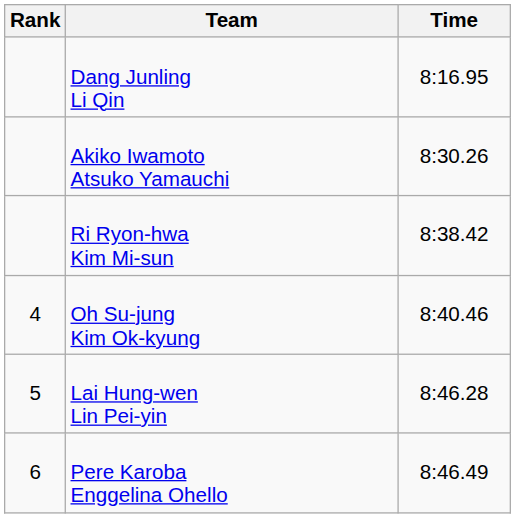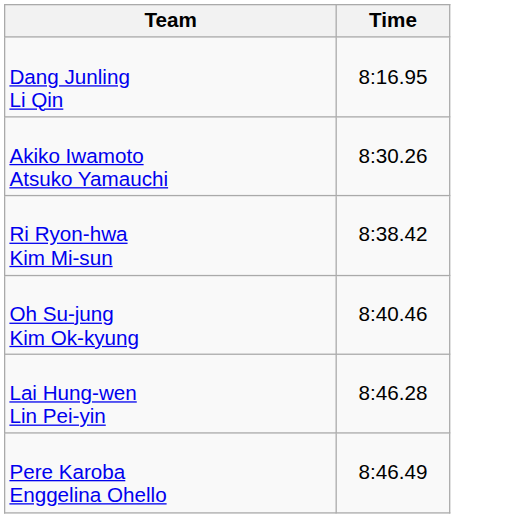- column: (35, 20)
